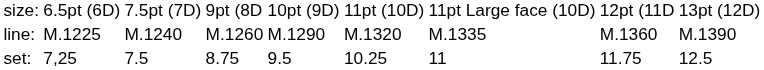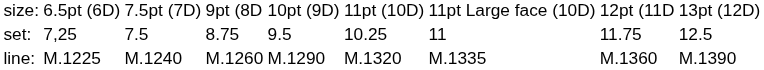rows swapped: (17, 58) <-> (19, 34)
